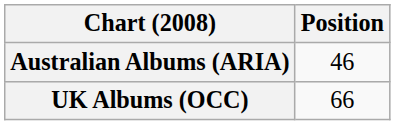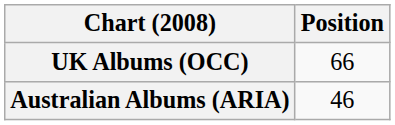rows swapped: (150, 61) <-> (150, 100)
